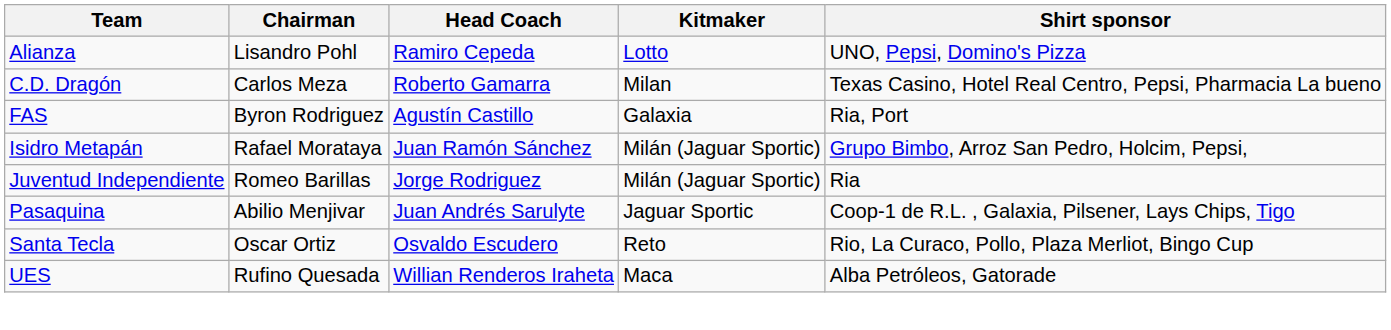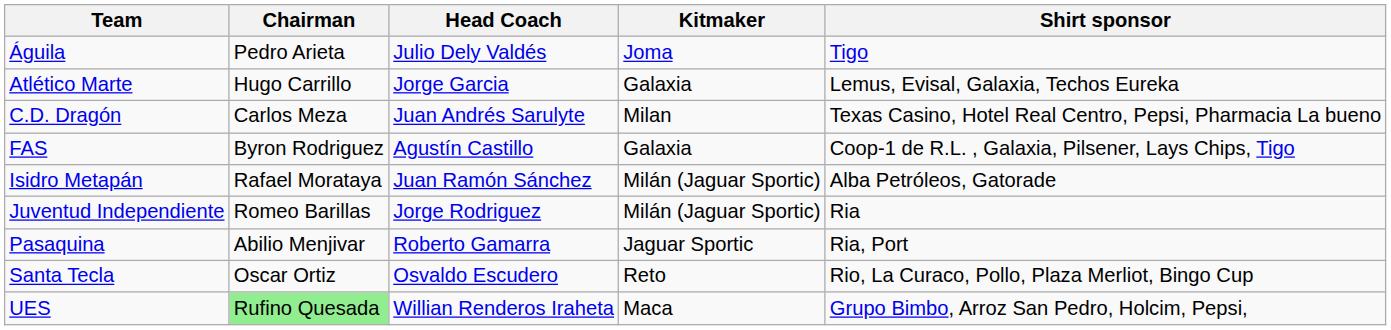+ row: (37, 52)
- row: (42, 52)
+ row: (71, 84)
(472, 84) Roberto Gamarra -> (489, 116) Juan Andrés Sarulyte
(869, 116) Ria, Port -> (1062, 148) Coop-1 de R.L. , Galaxia, Pilsener, Lays Chips, Tigo
(1039, 148) Grupo Bimbo, Arroz San Pedro, Holcim, Pepsi, -> (943, 180) Alba Petróleos, Gatorade
(489, 212) Juan Andrés Sarulyte -> (472, 244) Roberto Gamarra
(1062, 212) Coop-1 de R.L. , Galaxia, Pilsener, Lays Chips, Tigo -> (869, 244) Ria, Port
(307, 276) no background -> (307, 308) lightgreen background
(943, 276) Alba Petróleos, Gatorade -> (1039, 308) Grupo Bimbo, Arroz San Pedro, Holcim, Pepsi,
